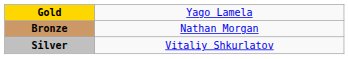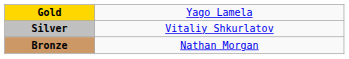rows swapped: (49, 45) <-> (49, 29)
